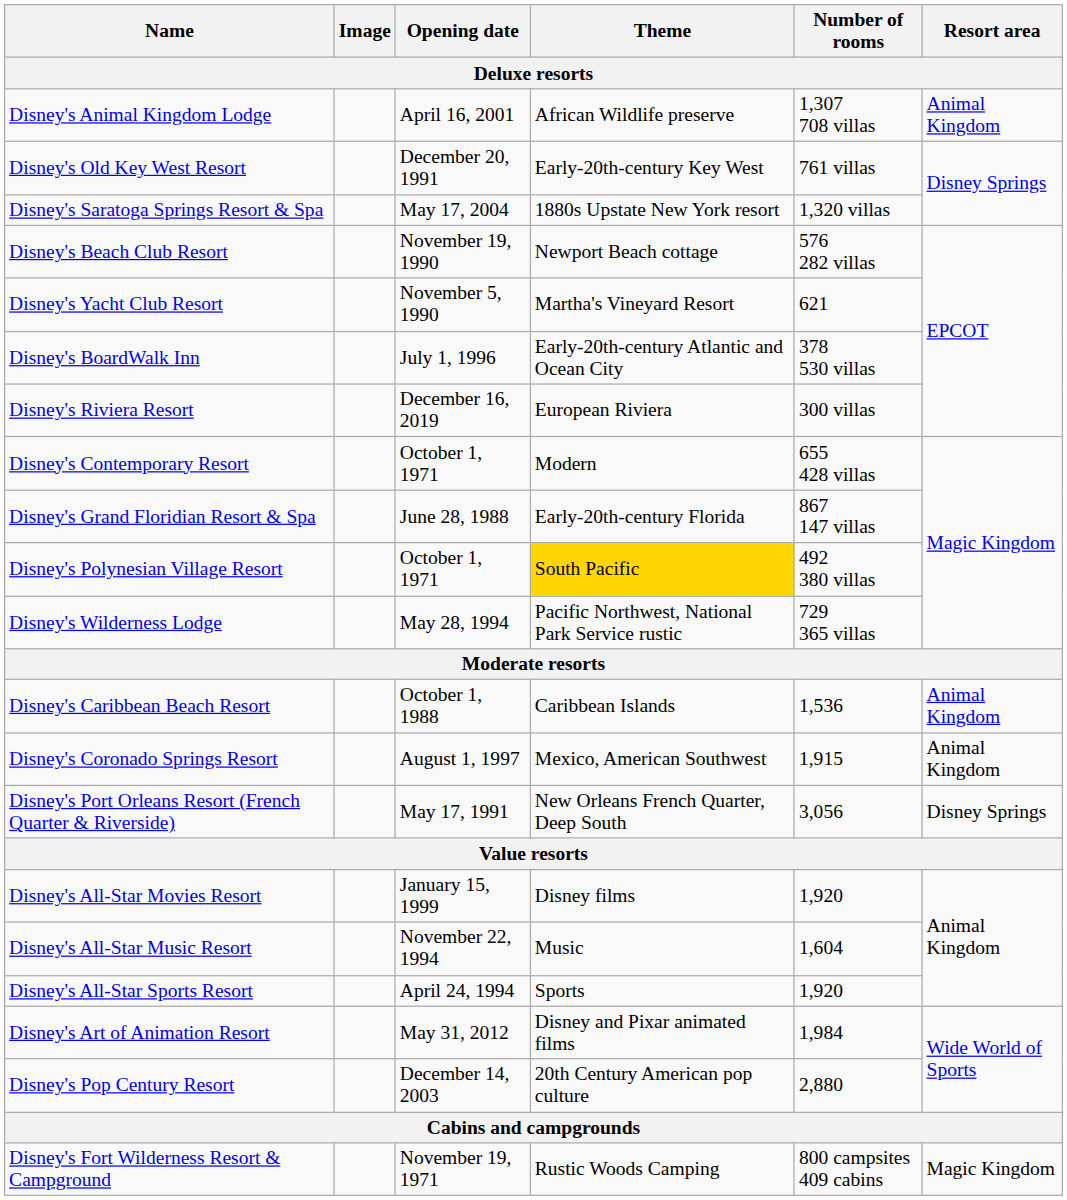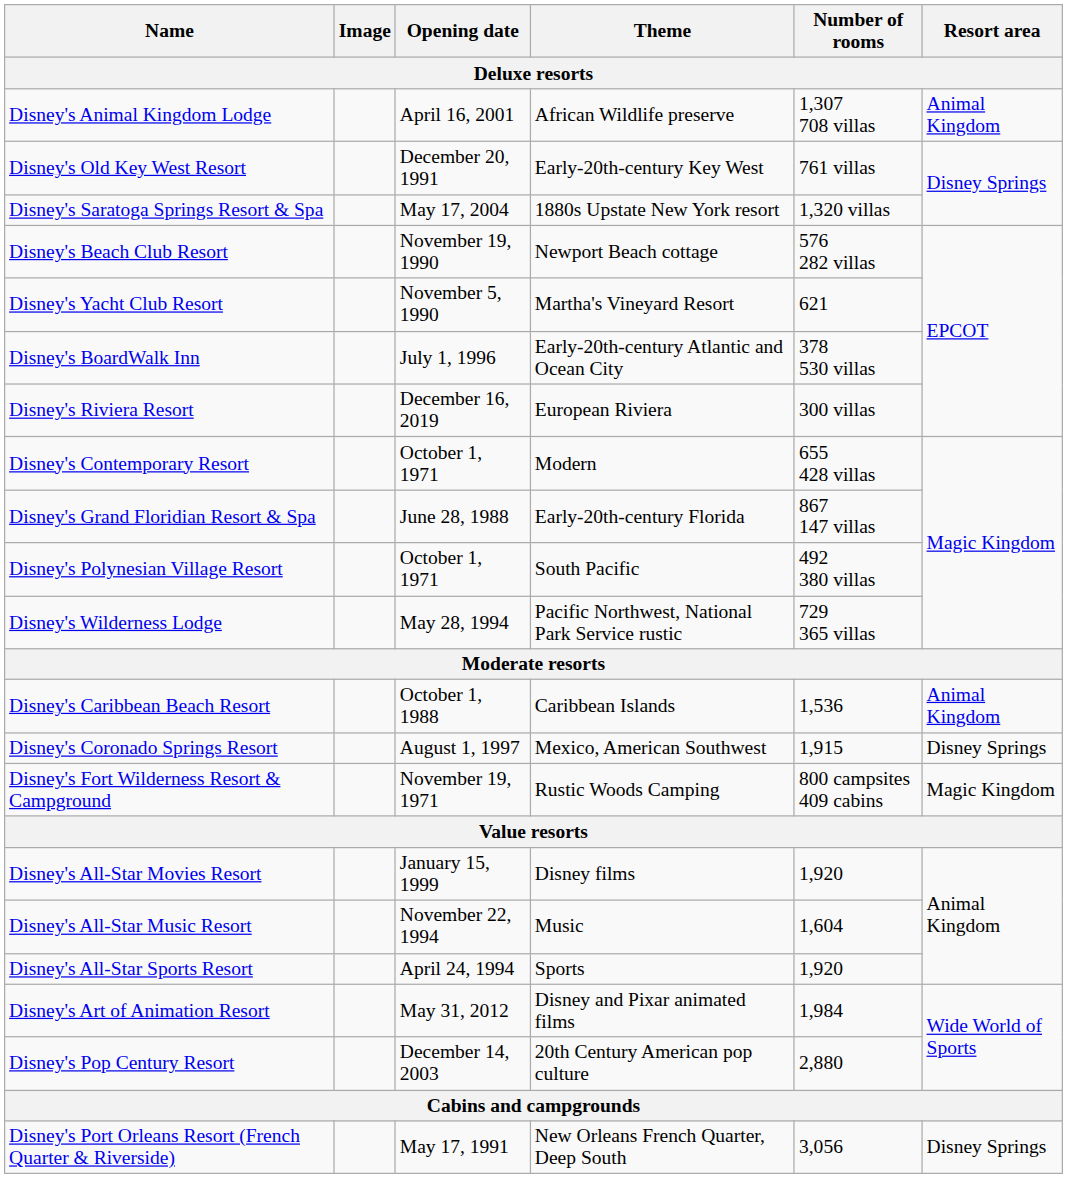(587, 569) gold background -> (587, 569) no background
(963, 758) Animal Kingdom -> (986, 747) Disney Springs
rows swapped: (155, 811) <-> (145, 1169)
